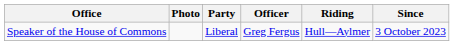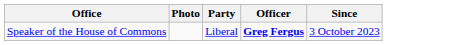- column: (337, 13)
(271, 31) normal -> (274, 31) bold
